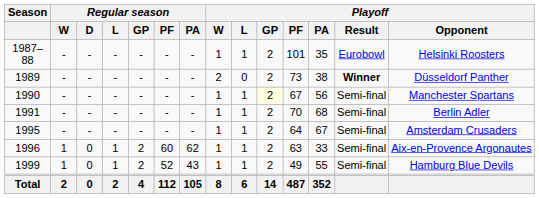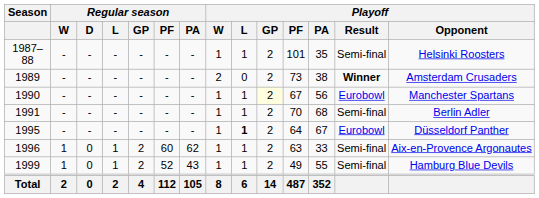(362, 54) Eurobowl -> (362, 54) Semi-final
(461, 78) Düsseldorf Panther -> (461, 78) Amsterdam Crusaders
(362, 95) Semi-final -> (362, 95) Eurobowl
(244, 130) normal -> (244, 130) bold
(362, 130) Semi-final -> (362, 130) Eurobowl
(461, 130) Amsterdam Crusaders -> (461, 130) Düsseldorf Panther
